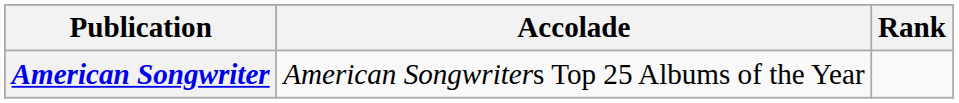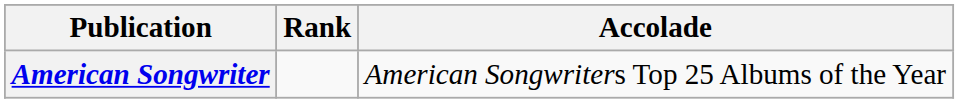columns swapped: (574, 27) <-> (912, 27)
